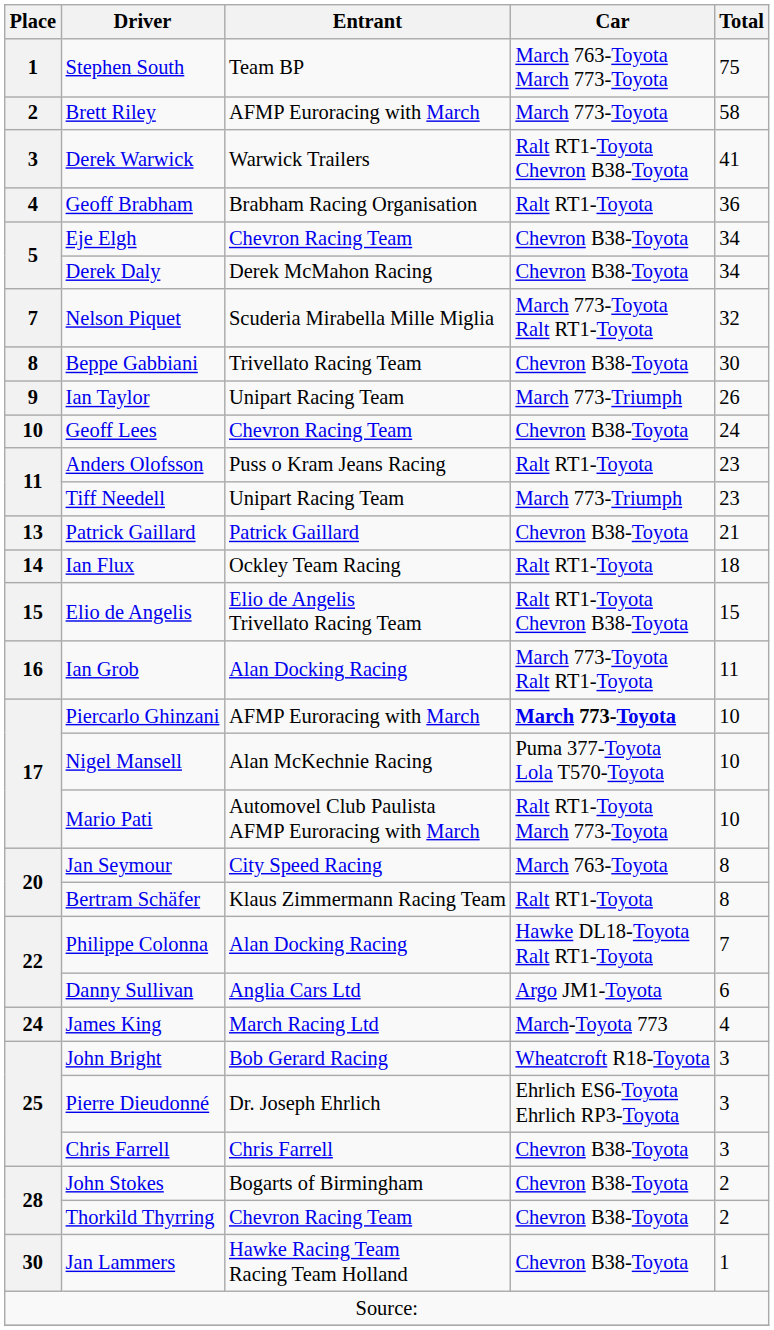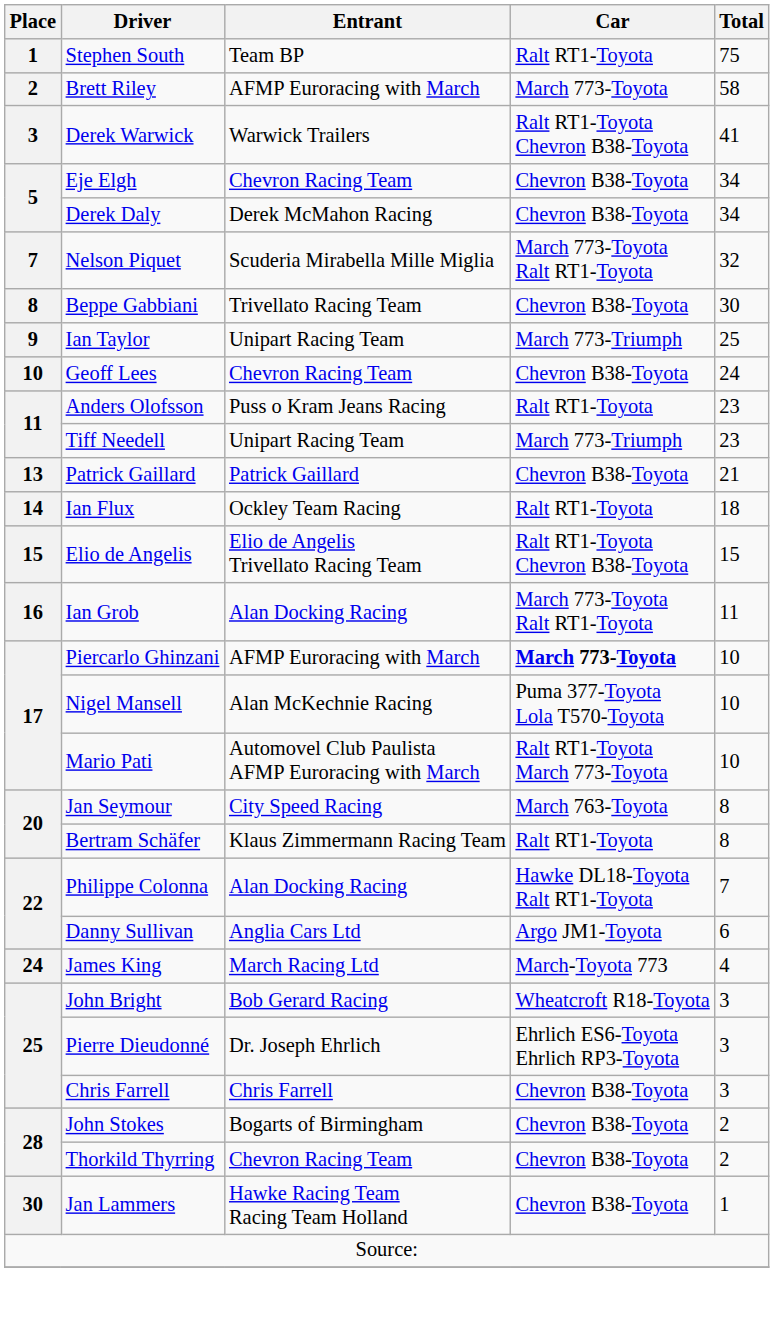(592, 67) March 763-Toyota March 773-Toyota -> (584, 55) Ralt RT1-Toyota
- row: (129, 204)
(730, 397) 26 -> (730, 339) 25
